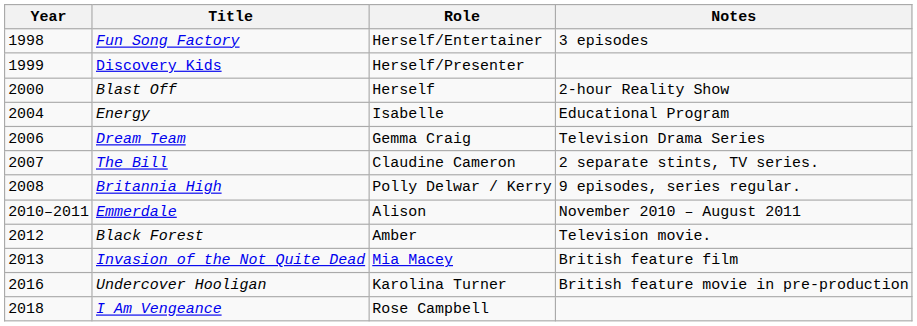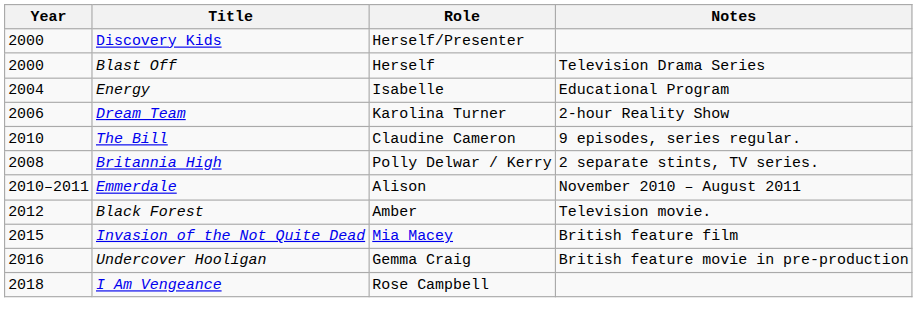- row: (168, 41)
(26, 65) 1999 -> (26, 41) 2000
(644, 90) 2-hour Reality Show -> (662, 65) Television Drama Series
(422, 139) Gemma Craig -> (440, 114) Karolina Turner
(662, 139) Television Drama Series -> (644, 114) 2-hour Reality Show
(26, 163) 2007 -> (26, 139) 2010
(689, 163) 2 separate stints, TV series. -> (680, 139) 9 episodes, series regular.
(680, 187) 9 episodes, series regular. -> (689, 163) 2 separate stints, TV series.
(26, 260) 2013 -> (26, 236) 2015
(440, 285) Karolina Turner -> (422, 260) Gemma Craig
